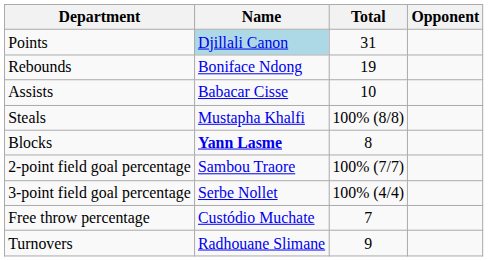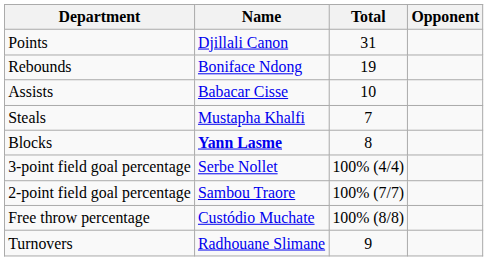(243, 42) lightblue background -> (243, 42) no background
(368, 117) 100% (8/8) -> (368, 117) 7
rows swapped: (99, 167) <-> (99, 192)
(368, 218) 7 -> (368, 218) 100% (8/8)
